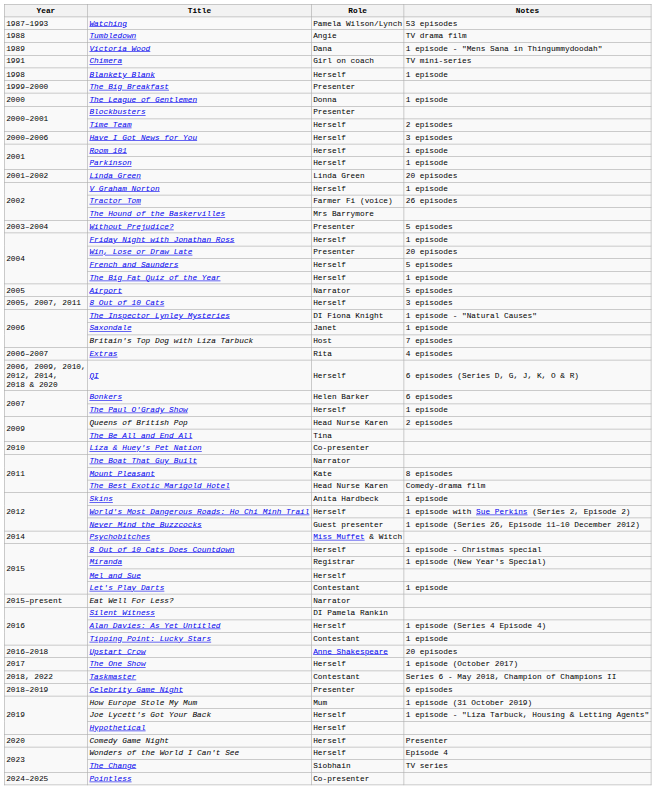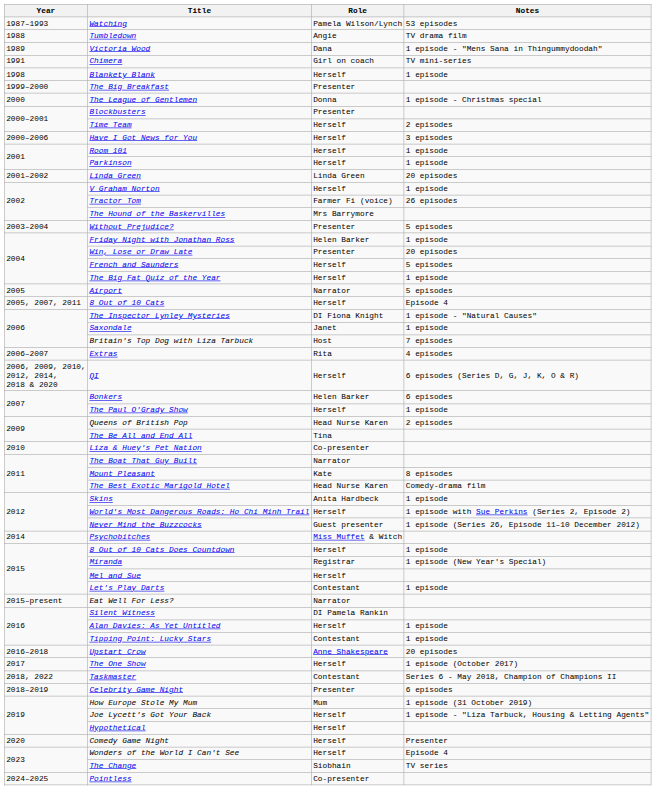(427, 100) 1 episode -> (474, 100) 1 episode - Christmas special
(330, 239) Herself -> (341, 239) Helen Barker
(429, 303) 3 episodes -> (427, 303) Episode 4
(474, 550) 1 episode - Christmas special -> (427, 550) 1 episode
(476, 626) 1 episode (Series 4 Episode 4) -> (427, 626) 1 episode
